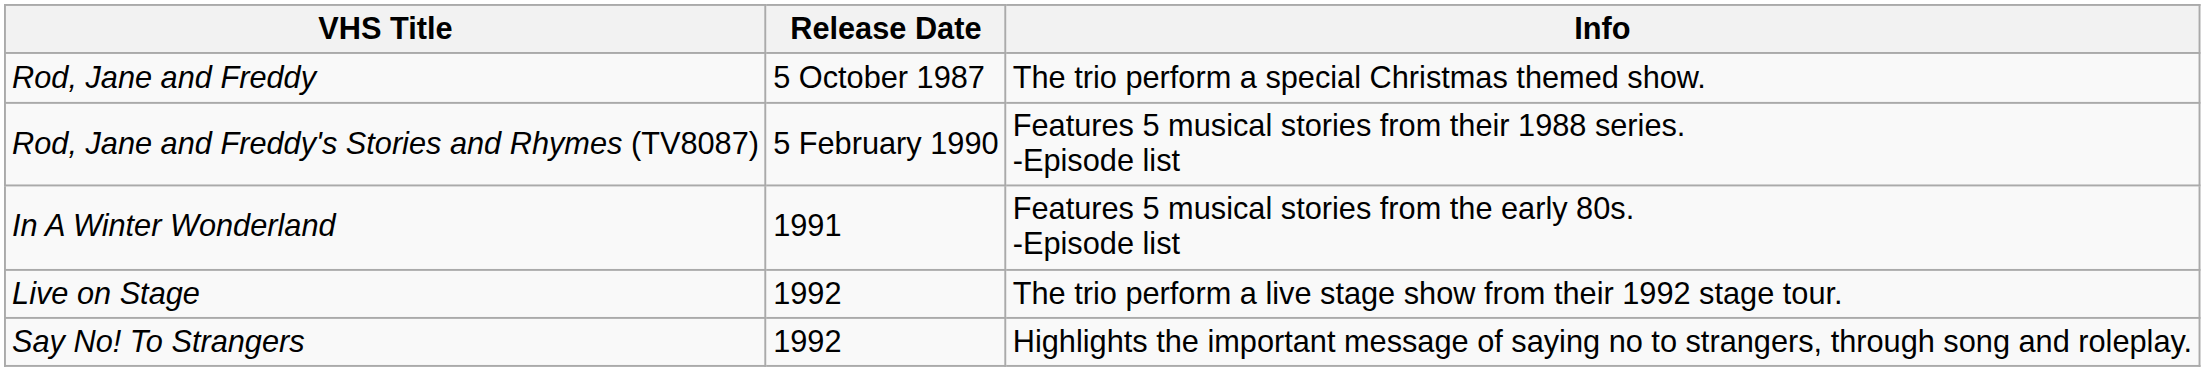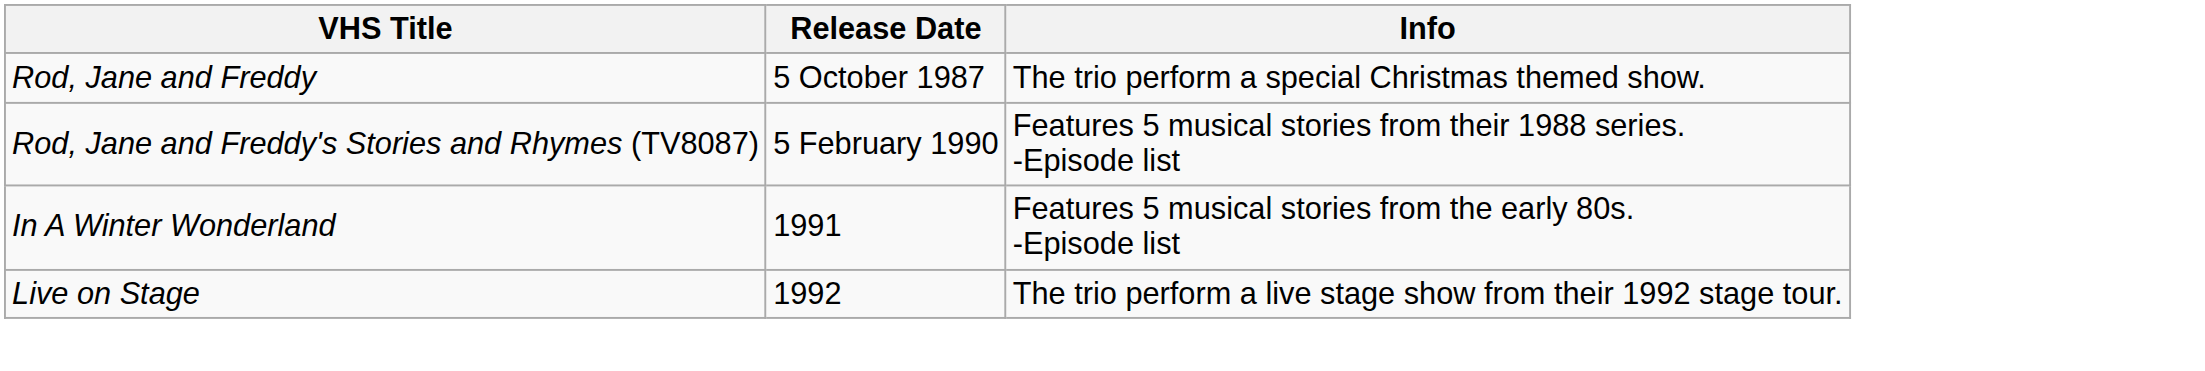- row: (158, 341)
